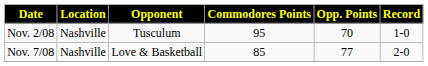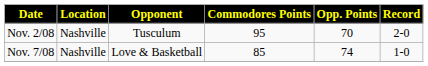(401, 33) 1-0 -> (401, 33) 2-0
(347, 52) 77 -> (347, 52) 74
(401, 52) 2-0 -> (401, 52) 1-0
